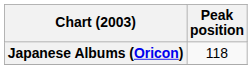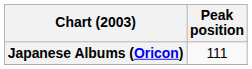(217, 53) 118 -> (217, 53) 111
